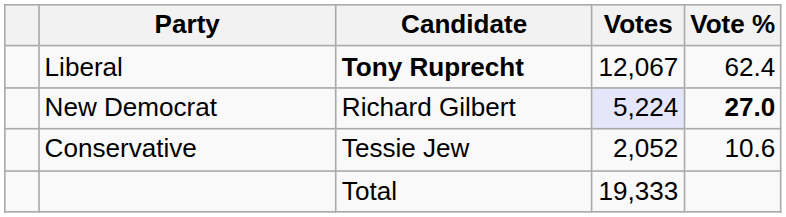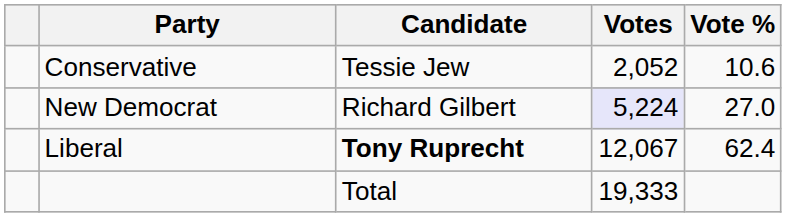rows swapped: (84, 66) <-> (121, 149)
(750, 107) bold -> (750, 107) normal
